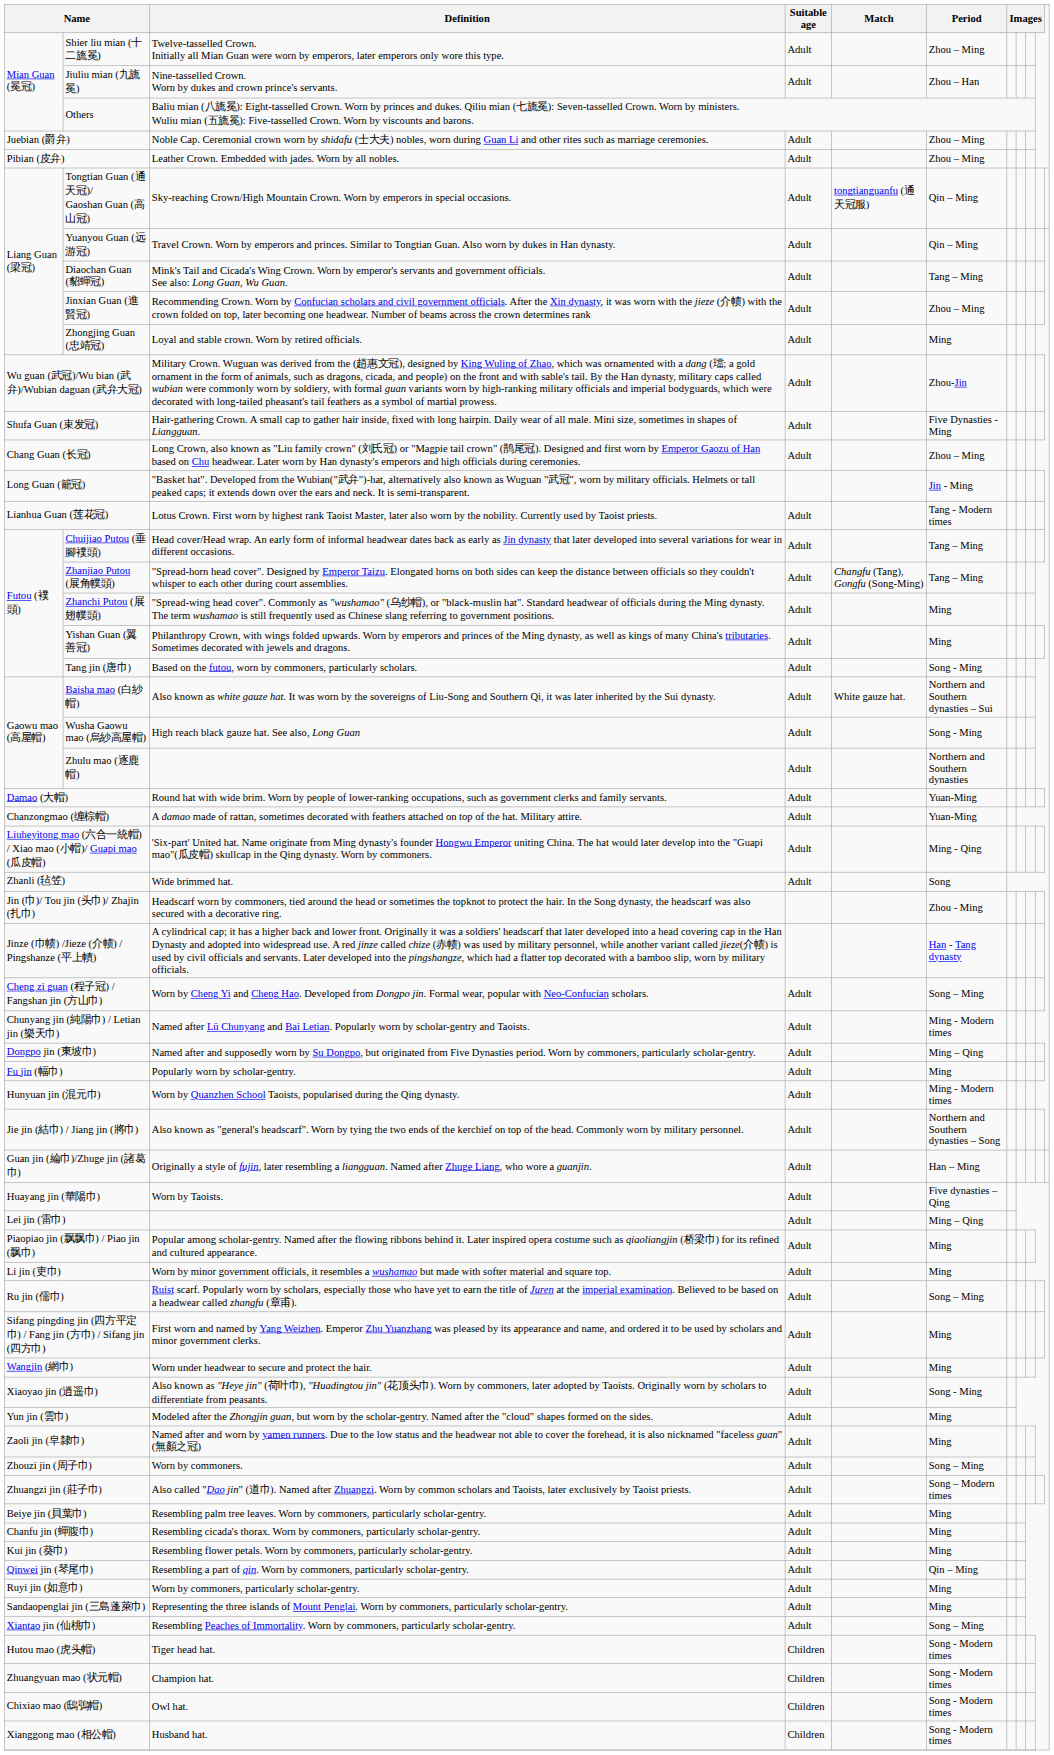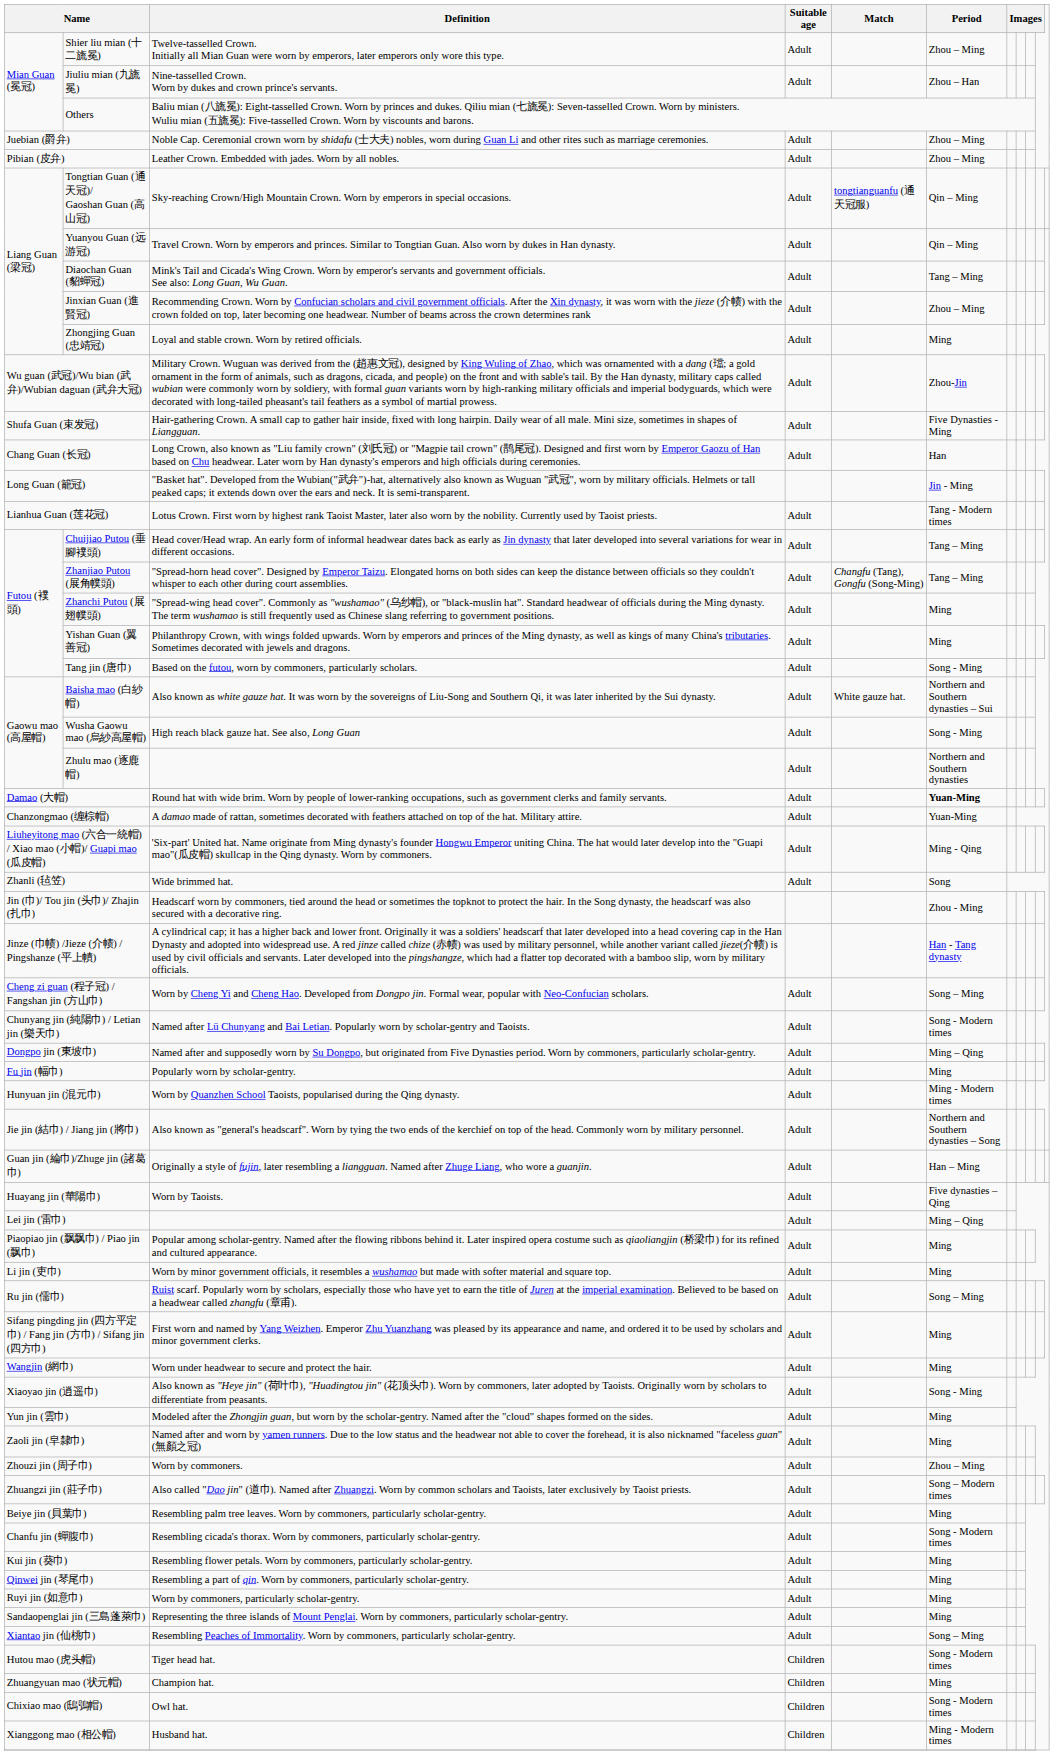(957, 455) Zhou – Ming -> (938, 455) Han
(953, 797) normal -> (954, 797) bold
(961, 1027) Ming - Modern times -> (961, 1027) Song - Modern times
(956, 1466) Song – Ming -> (957, 1466) Zhou – Ming
(940, 1532) Ming -> (961, 1537) Song - Modern times
(953, 1569) Qin – Ming -> (940, 1579) Ming
(961, 1678) Song - Modern times -> (940, 1683) Ming
(961, 1735) Song - Modern times -> (961, 1735) Ming - Modern times
